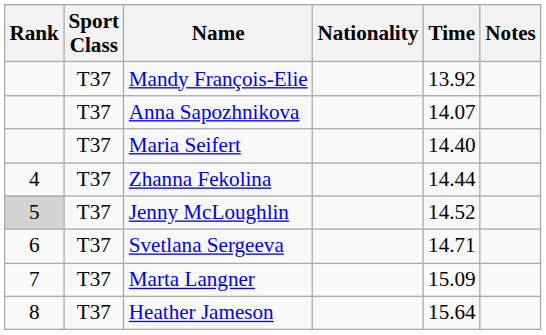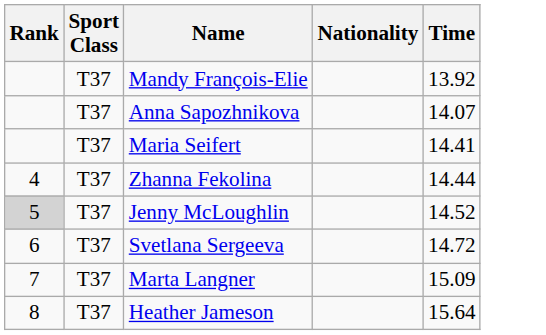- column: (511, 33)
(452, 145) 14.40 -> (452, 145) 14.41
(452, 245) 14.71 -> (452, 245) 14.72
